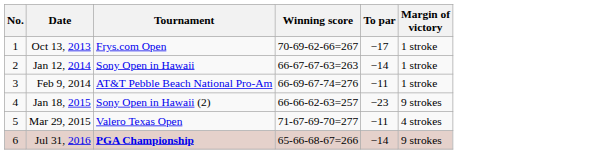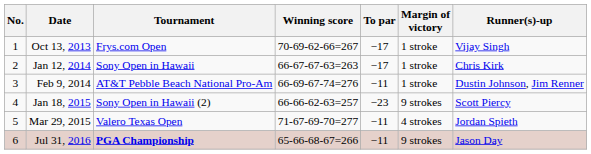+ column: (520, 20)
(380, 65) −14 -> (380, 65) −17
(380, 140) −14 -> (380, 140) −11
